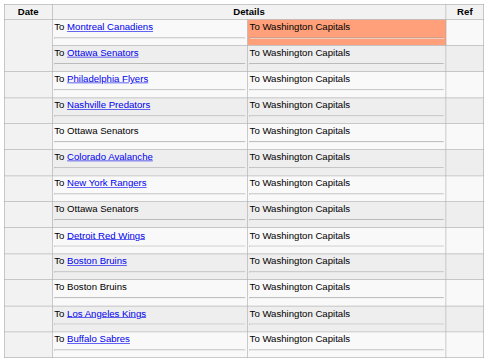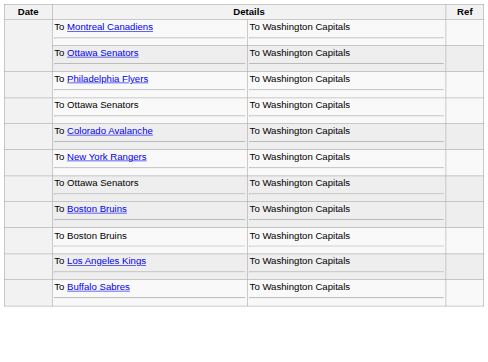(347, 30) lightsalmon background -> (347, 30) no background
- row: (28, 111)
- row: (28, 241)
